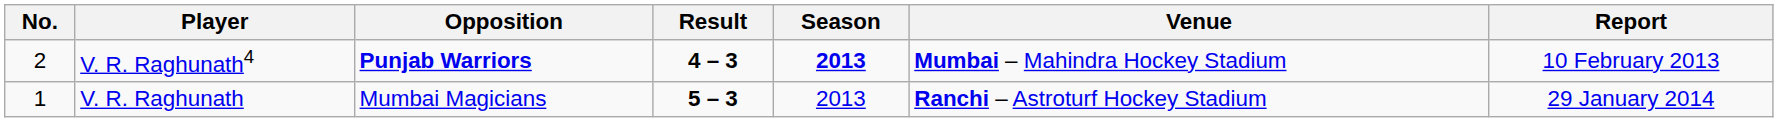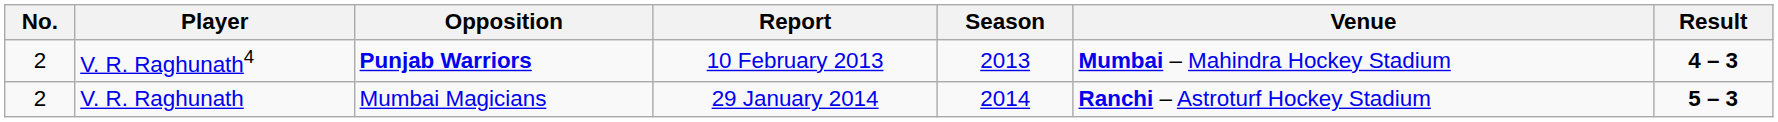columns swapped: (713, 22) <-> (1631, 22)
(841, 60) bold -> (1005, 60) normal
(40, 99) 1 -> (40, 99) 2
(841, 99) 2013 -> (1005, 99) 2014
